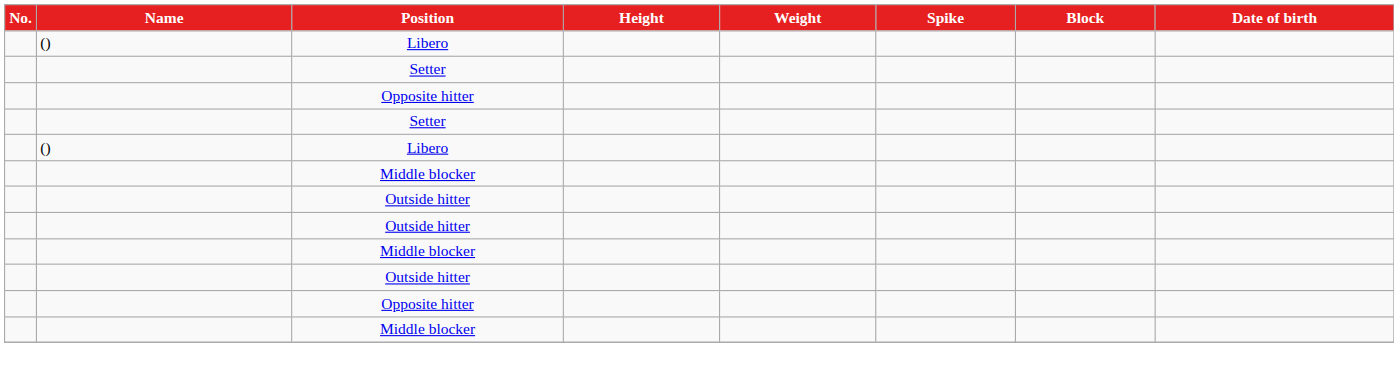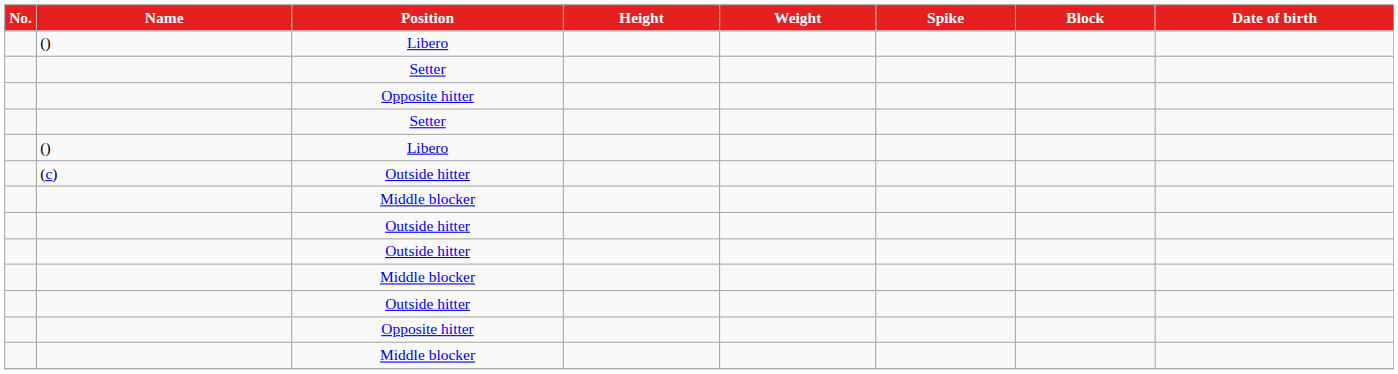+ row: (49, 173)
